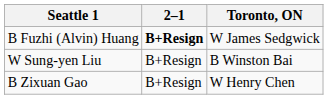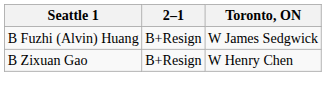(174, 37) bold -> (173, 37) normal
- row: (54, 60)
